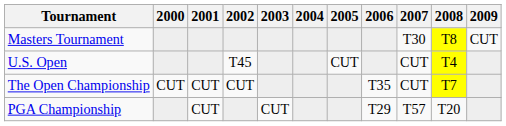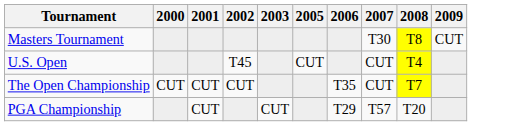- column: (310, 16)
